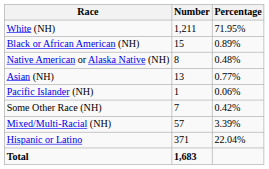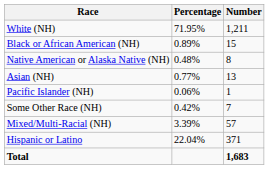columns swapped: (192, 12) <-> (238, 12)
